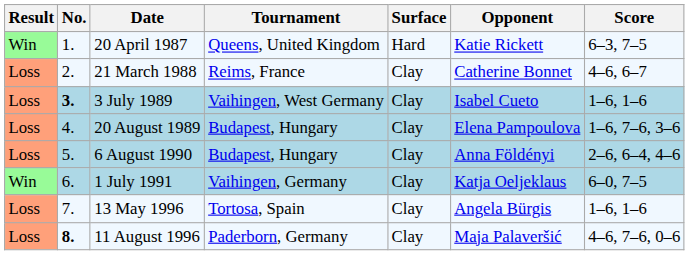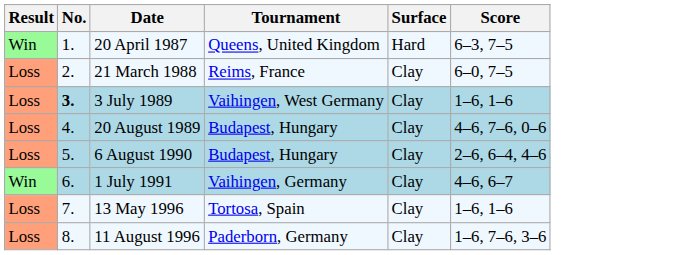- column: (517, 17)
(617, 72) 4–6, 6–7 -> (484, 72) 6–0, 7–5
(634, 126) 1–6, 7–6, 3–6 -> (500, 126) 4–6, 7–6, 0–6
(617, 180) 6–0, 7–5 -> (484, 180) 4–6, 6–7
(68, 235) bold -> (68, 235) normal
(634, 235) 4–6, 7–6, 0–6 -> (500, 235) 1–6, 7–6, 3–6
